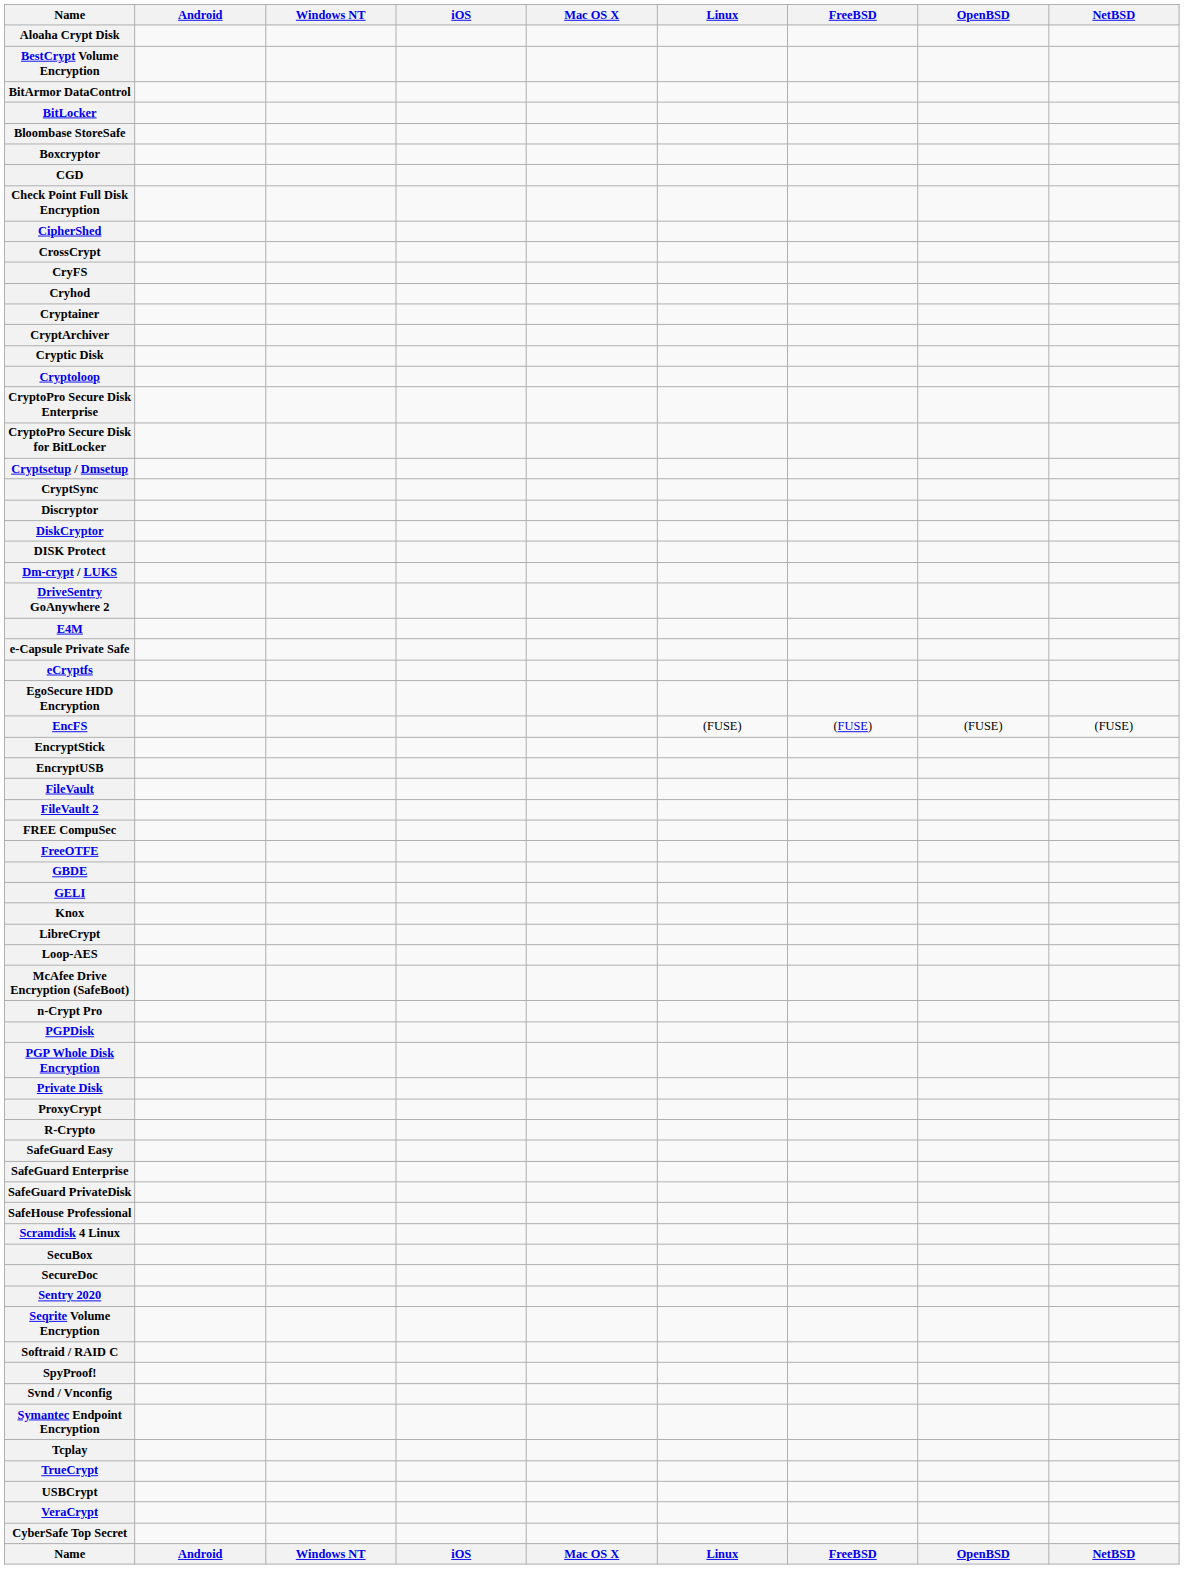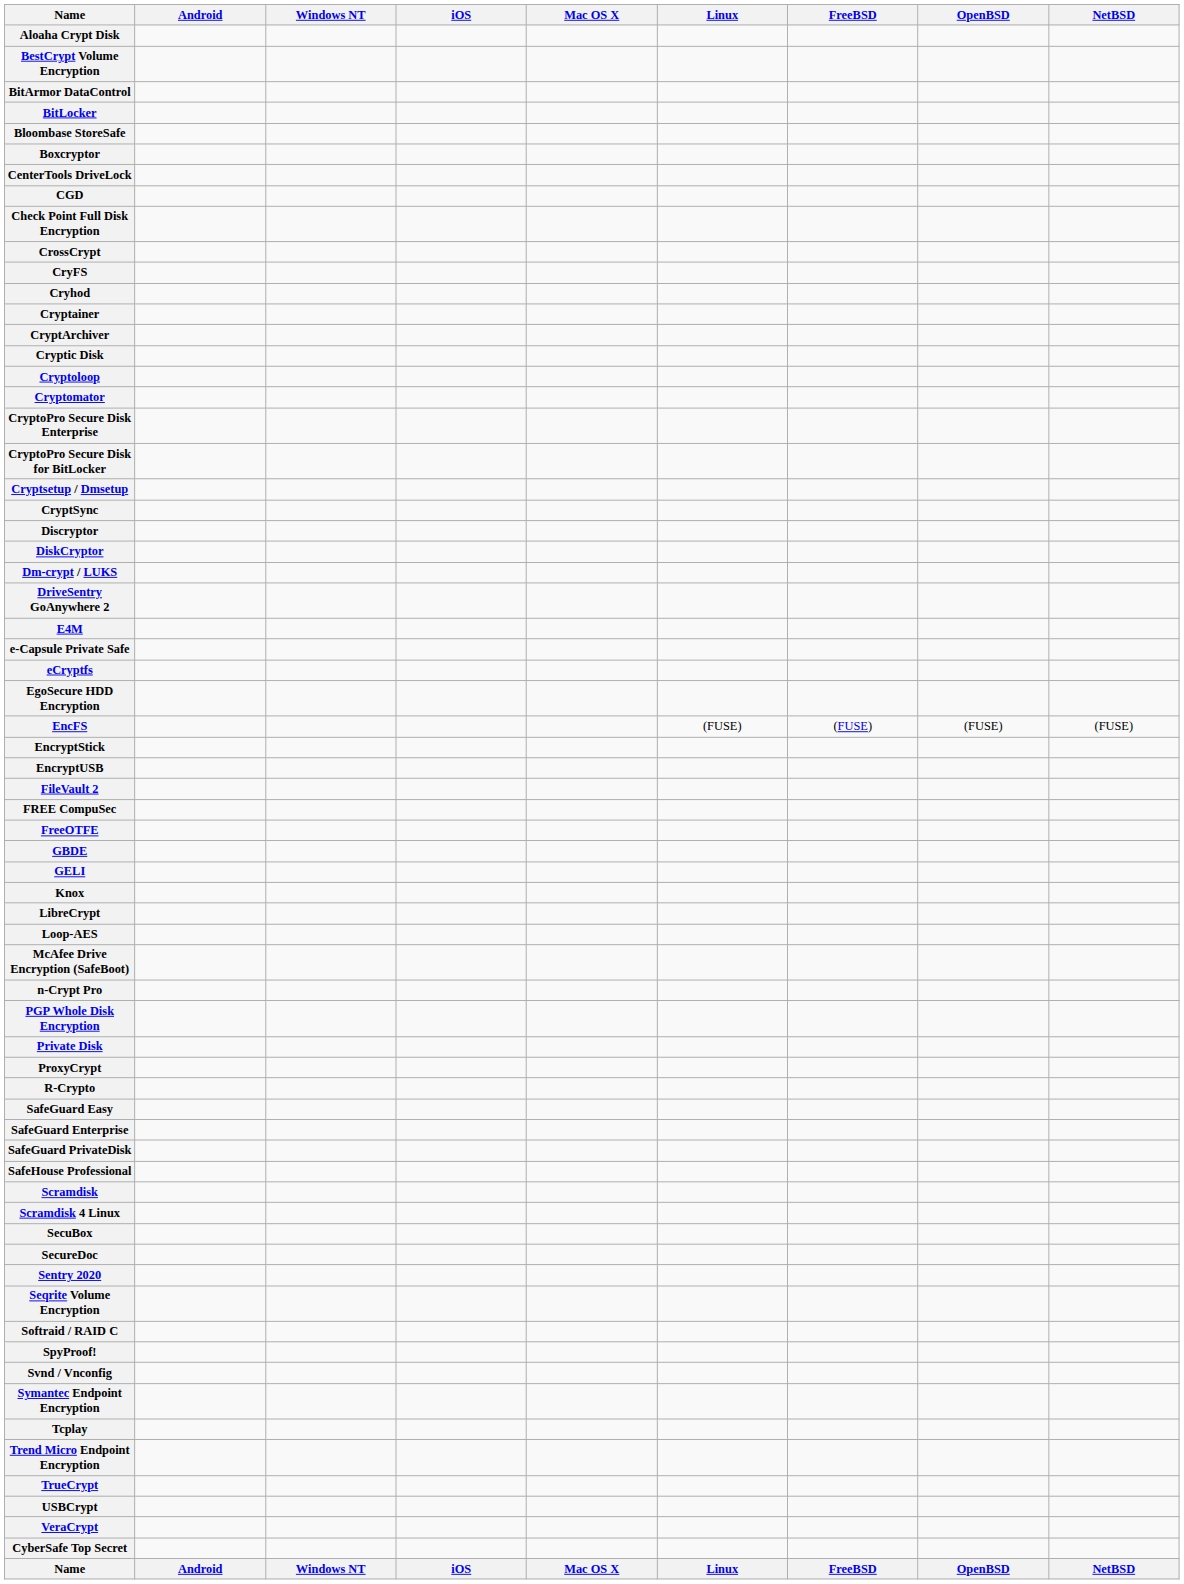+ row: (70, 175)
- row: (70, 231)
+ row: (70, 397)
- row: (70, 551)
- row: (70, 789)
- row: (70, 1032)
+ row: (70, 1192)
+ row: (70, 1457)
